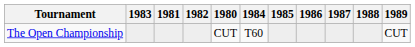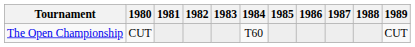columns swapped: (225, 14) <-> (140, 14)
